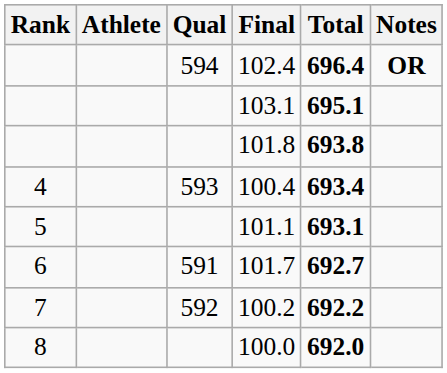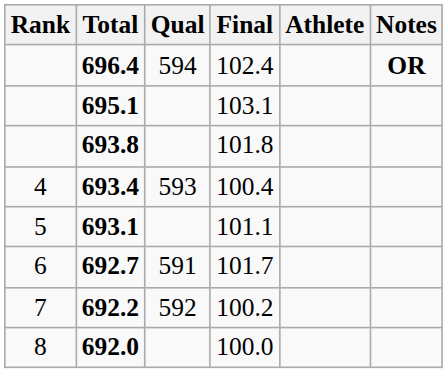columns swapped: (121, 24) <-> (336, 24)
